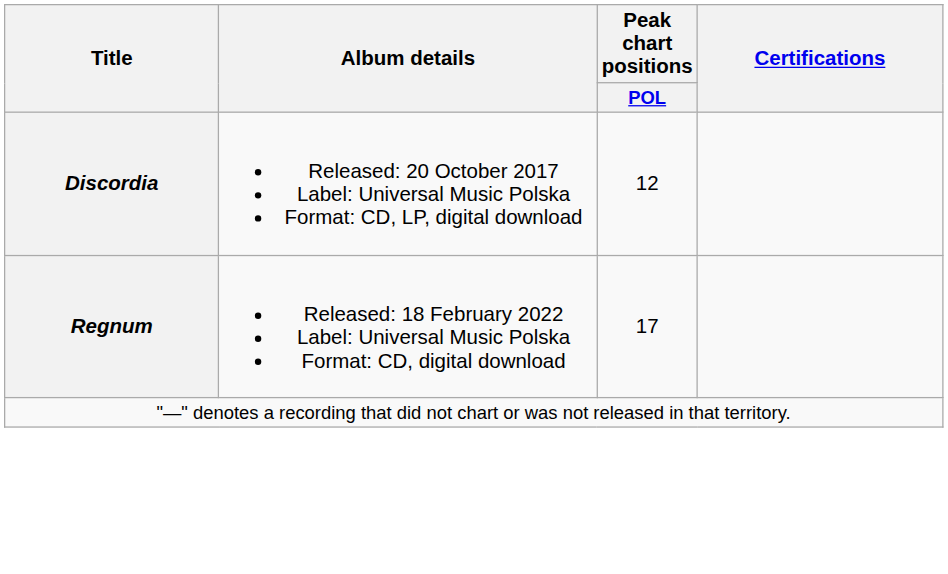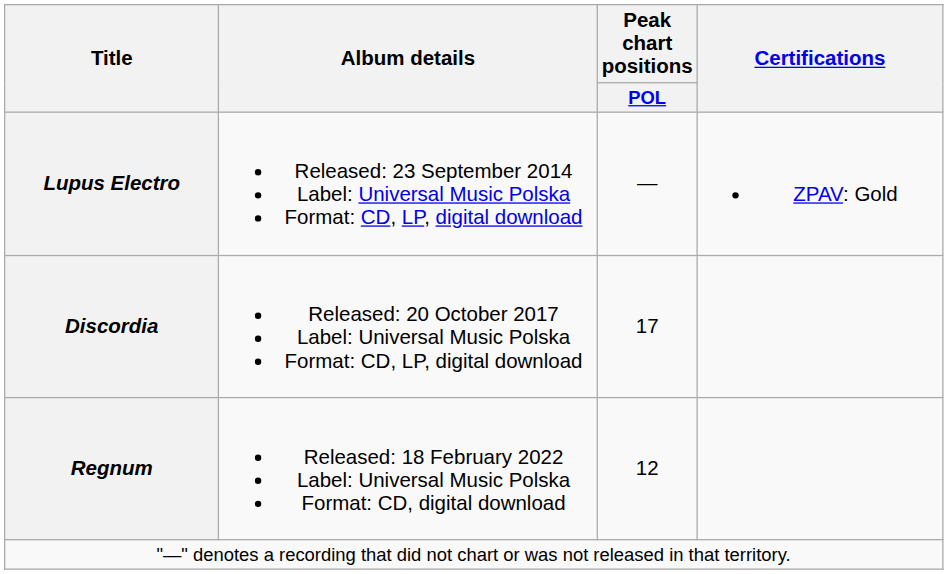+ row: (112, 183)
(647, 183) 12 -> (647, 326) 17
(647, 326) 17 -> (647, 468) 12
